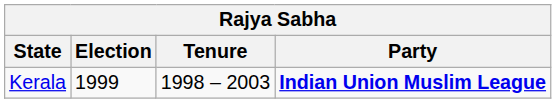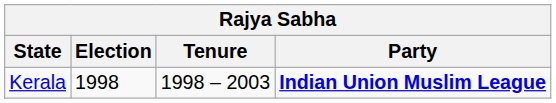(97, 82) 1999 -> (97, 82) 1998
